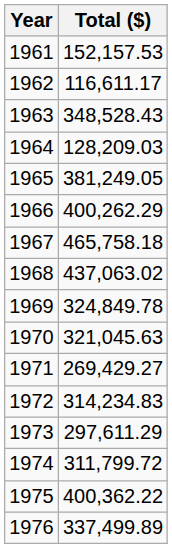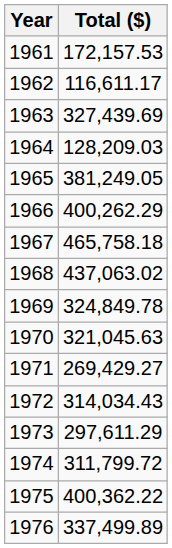(113, 52) 152,157.53 -> (113, 52) 172,157.53
(113, 115) 348,528.43 -> (113, 115) 327,439.69
(113, 400) 314,234.83 -> (113, 400) 314,034.43
